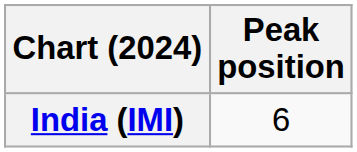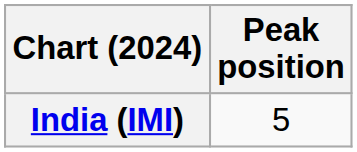(281, 119) 6 -> (281, 119) 5
